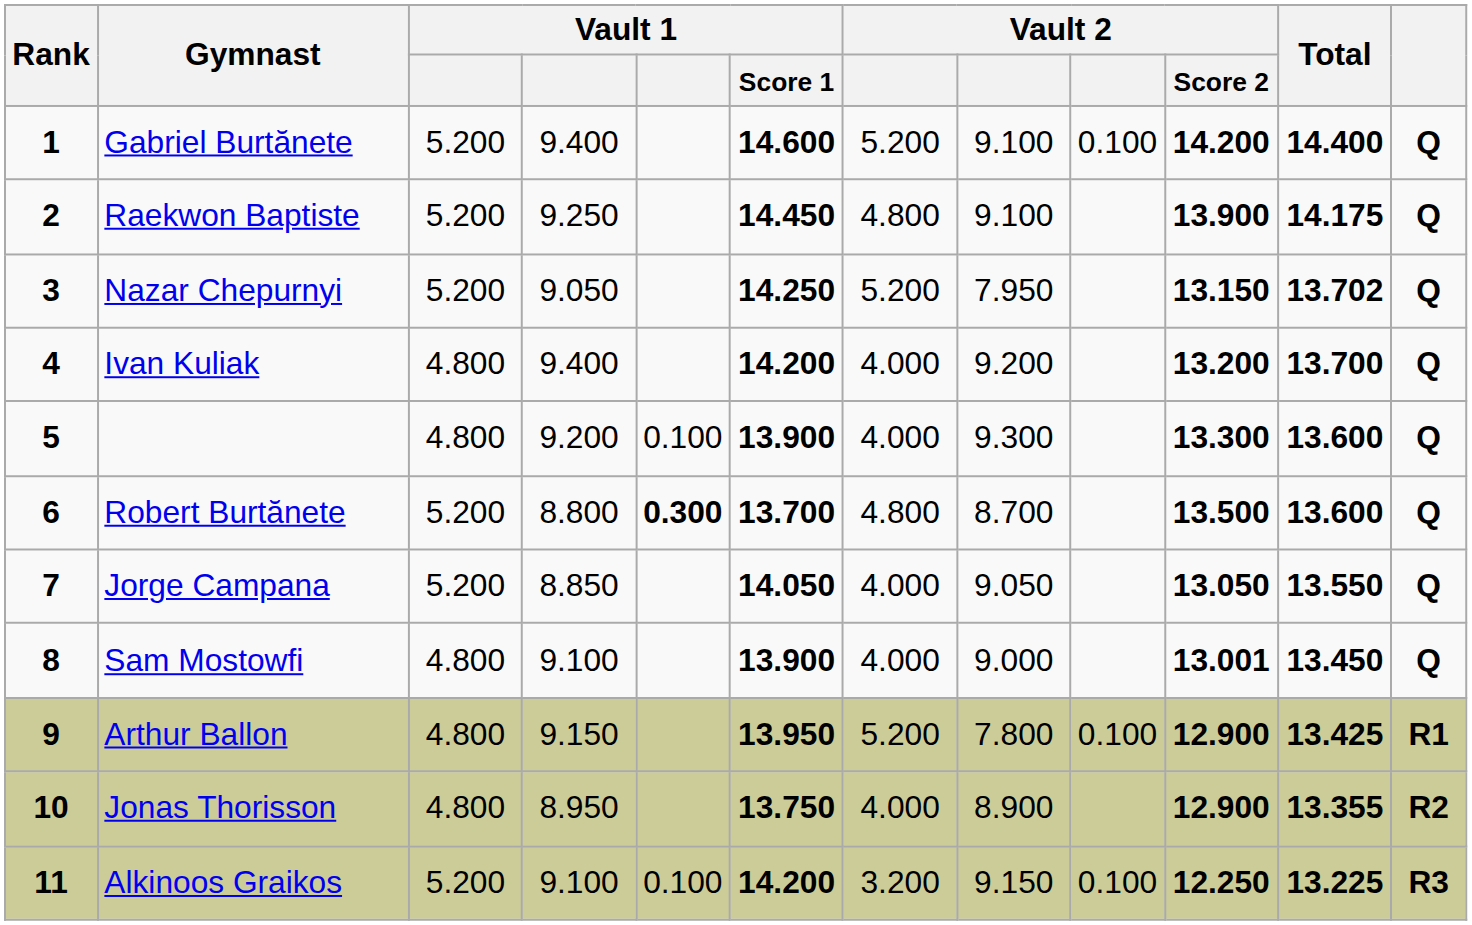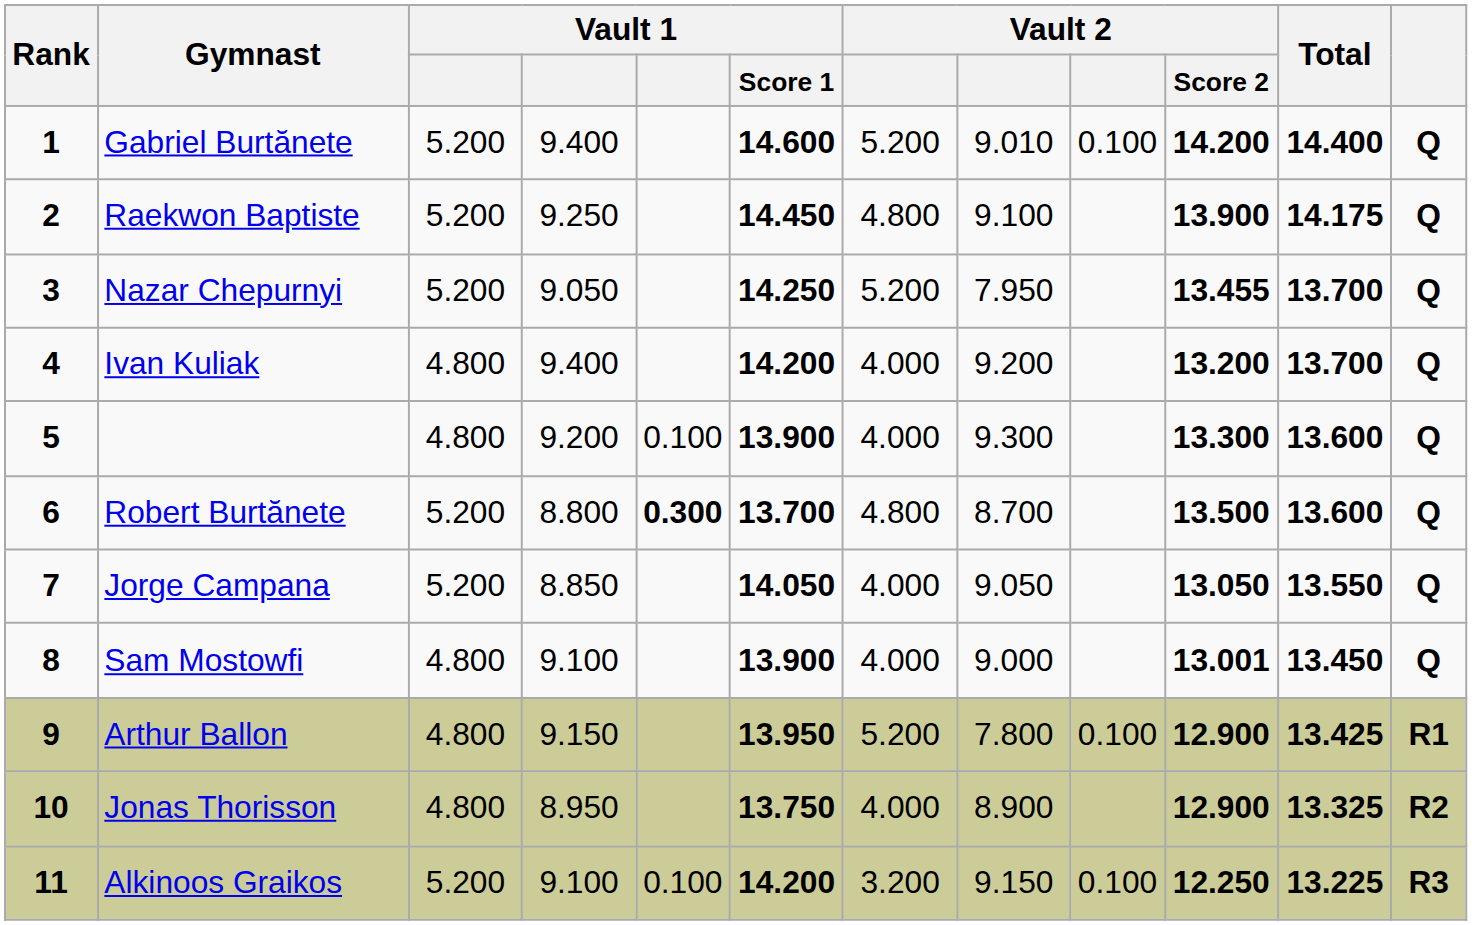(1014, 141) 9.100 -> (1014, 141) 9.010
(1221, 289) 13.150 -> (1221, 289) 13.455
(1335, 289) 13.702 -> (1335, 289) 13.700
(1335, 808) 13.355 -> (1335, 808) 13.325
